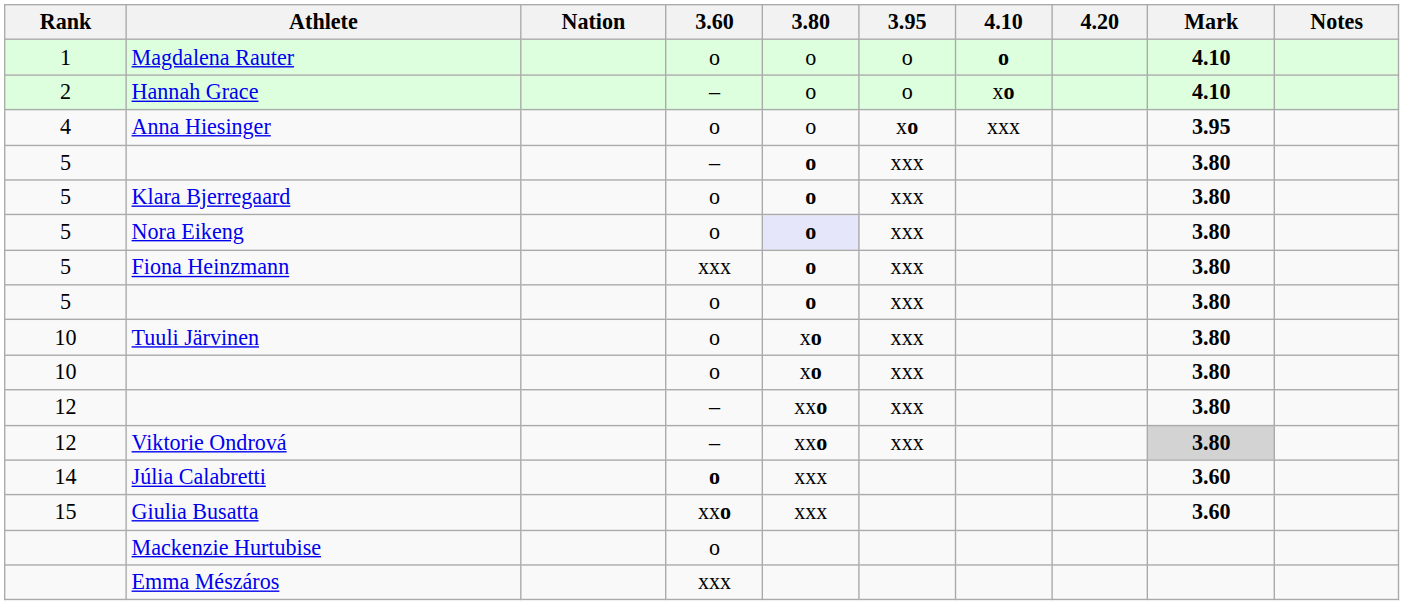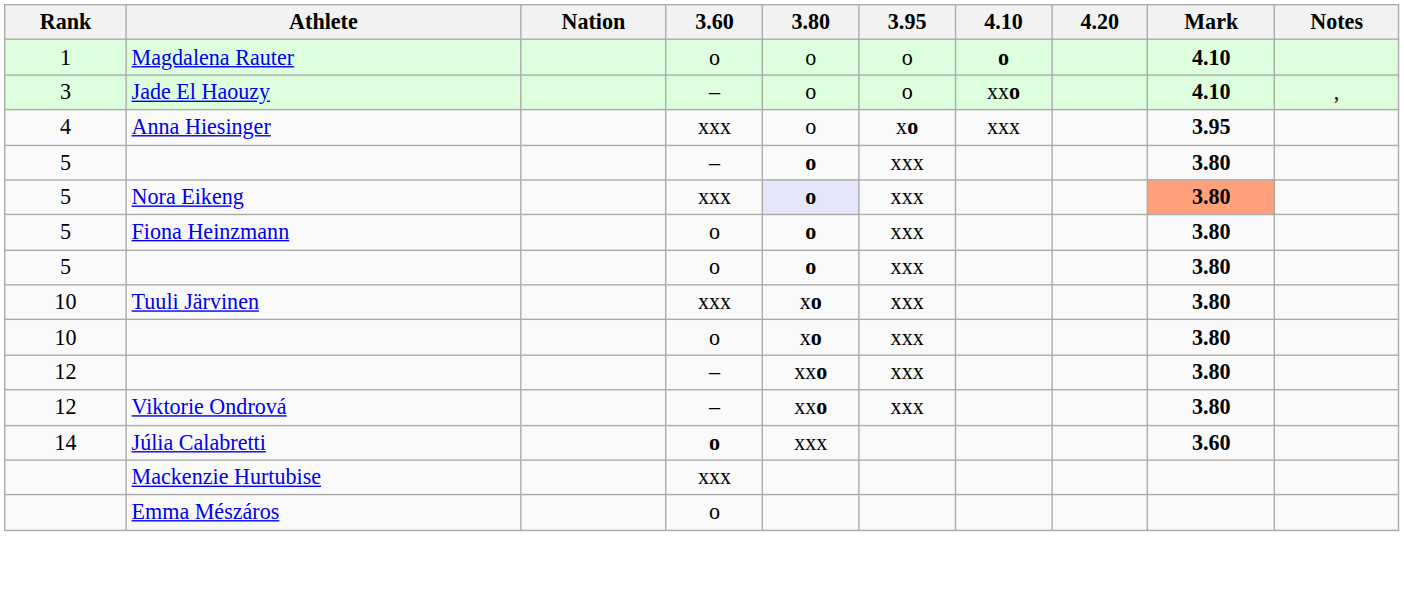- row: (66, 92)
+ row: (66, 92)
(715, 127) o -> (715, 127) xxx
- row: (66, 197)
(715, 232) o -> (715, 197) xxx
(1211, 232) no background -> (1211, 197) lightsalmon background
(715, 267) xxx -> (715, 232) o
(715, 337) o -> (715, 302) xxx
(1211, 442) lightgrey background -> (1211, 407) no background
- row: (66, 512)
(715, 547) o -> (715, 477) xxx
(715, 582) xxx -> (715, 512) o
